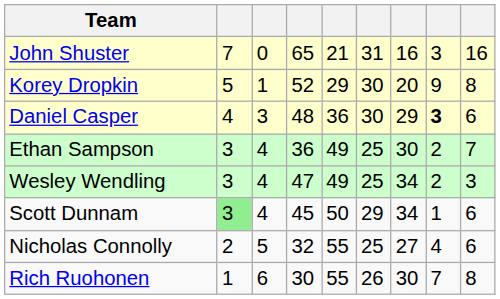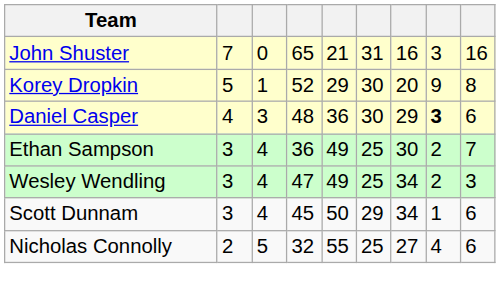(228, 213) lightgreen background -> (228, 213) no background
- row: (79, 278)
